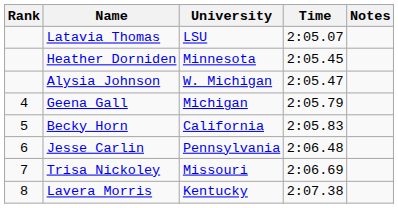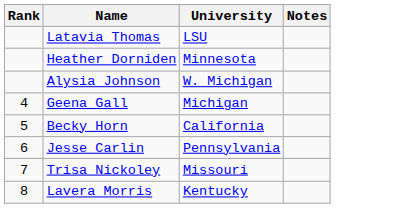- column: (315, 16)
